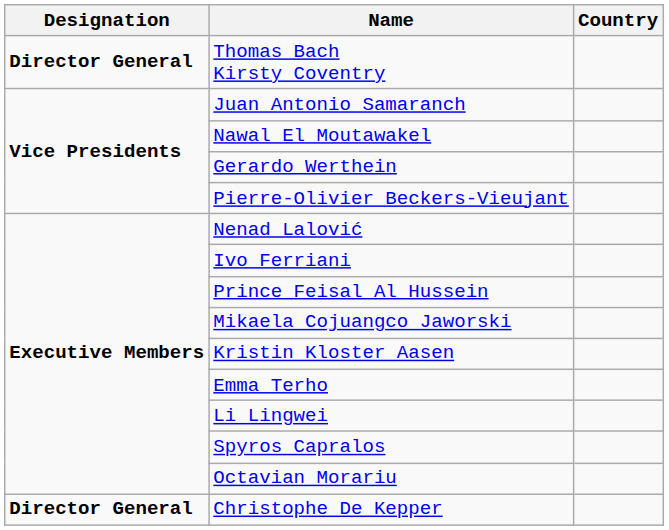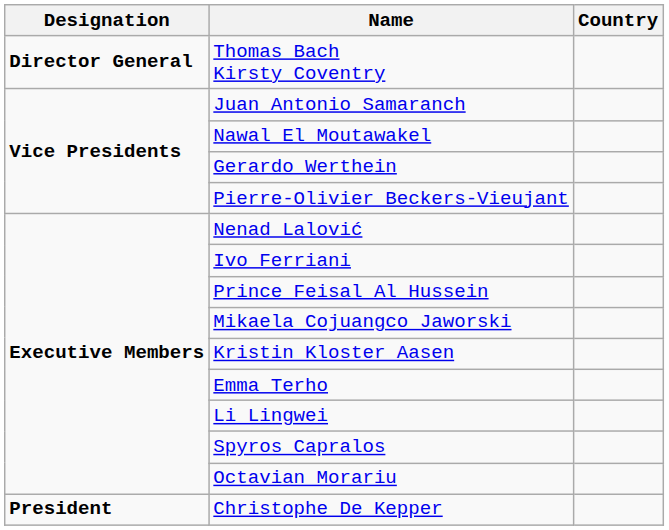(101, 510) Director General -> (61, 510) President
